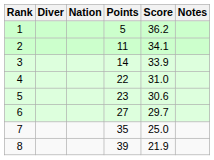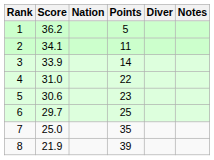columns swapped: (51, 12) <-> (158, 12)
(123, 113) 27 -> (126, 113) 25
